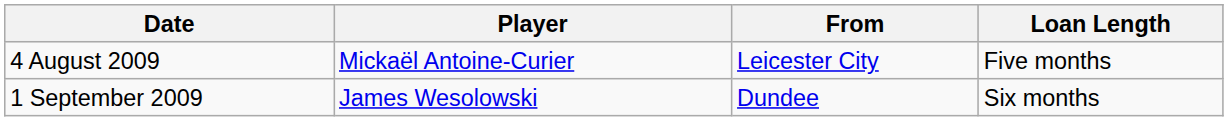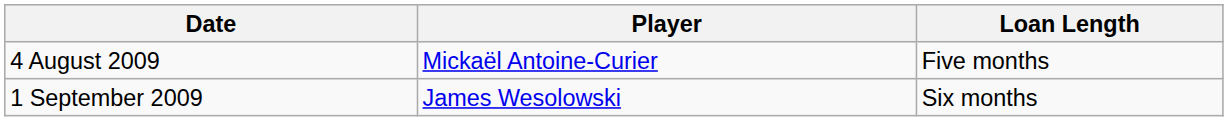- column: (855, 23)
